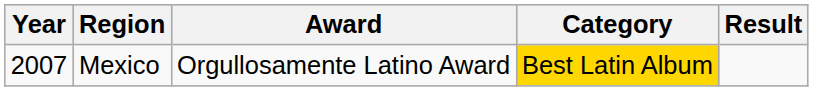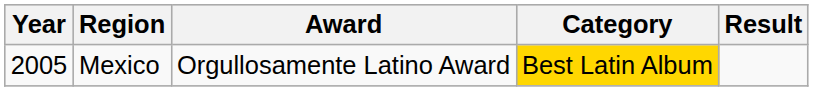(39, 65) 2007 -> (39, 65) 2005
